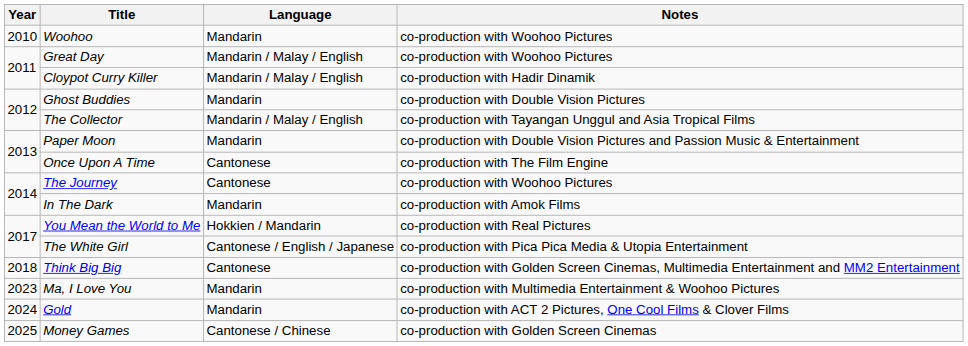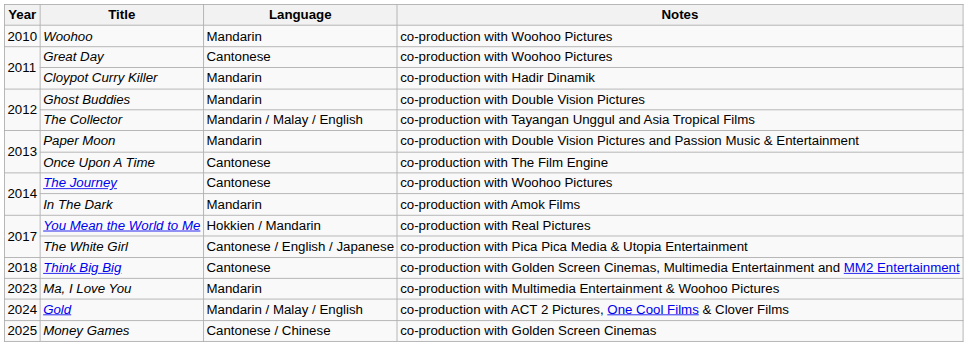(285, 57) Mandarin / Malay / English -> (239, 57) Cantonese
(285, 78) Mandarin / Malay / English -> (234, 78) Mandarin
(234, 309) Mandarin -> (285, 309) Mandarin / Malay / English
